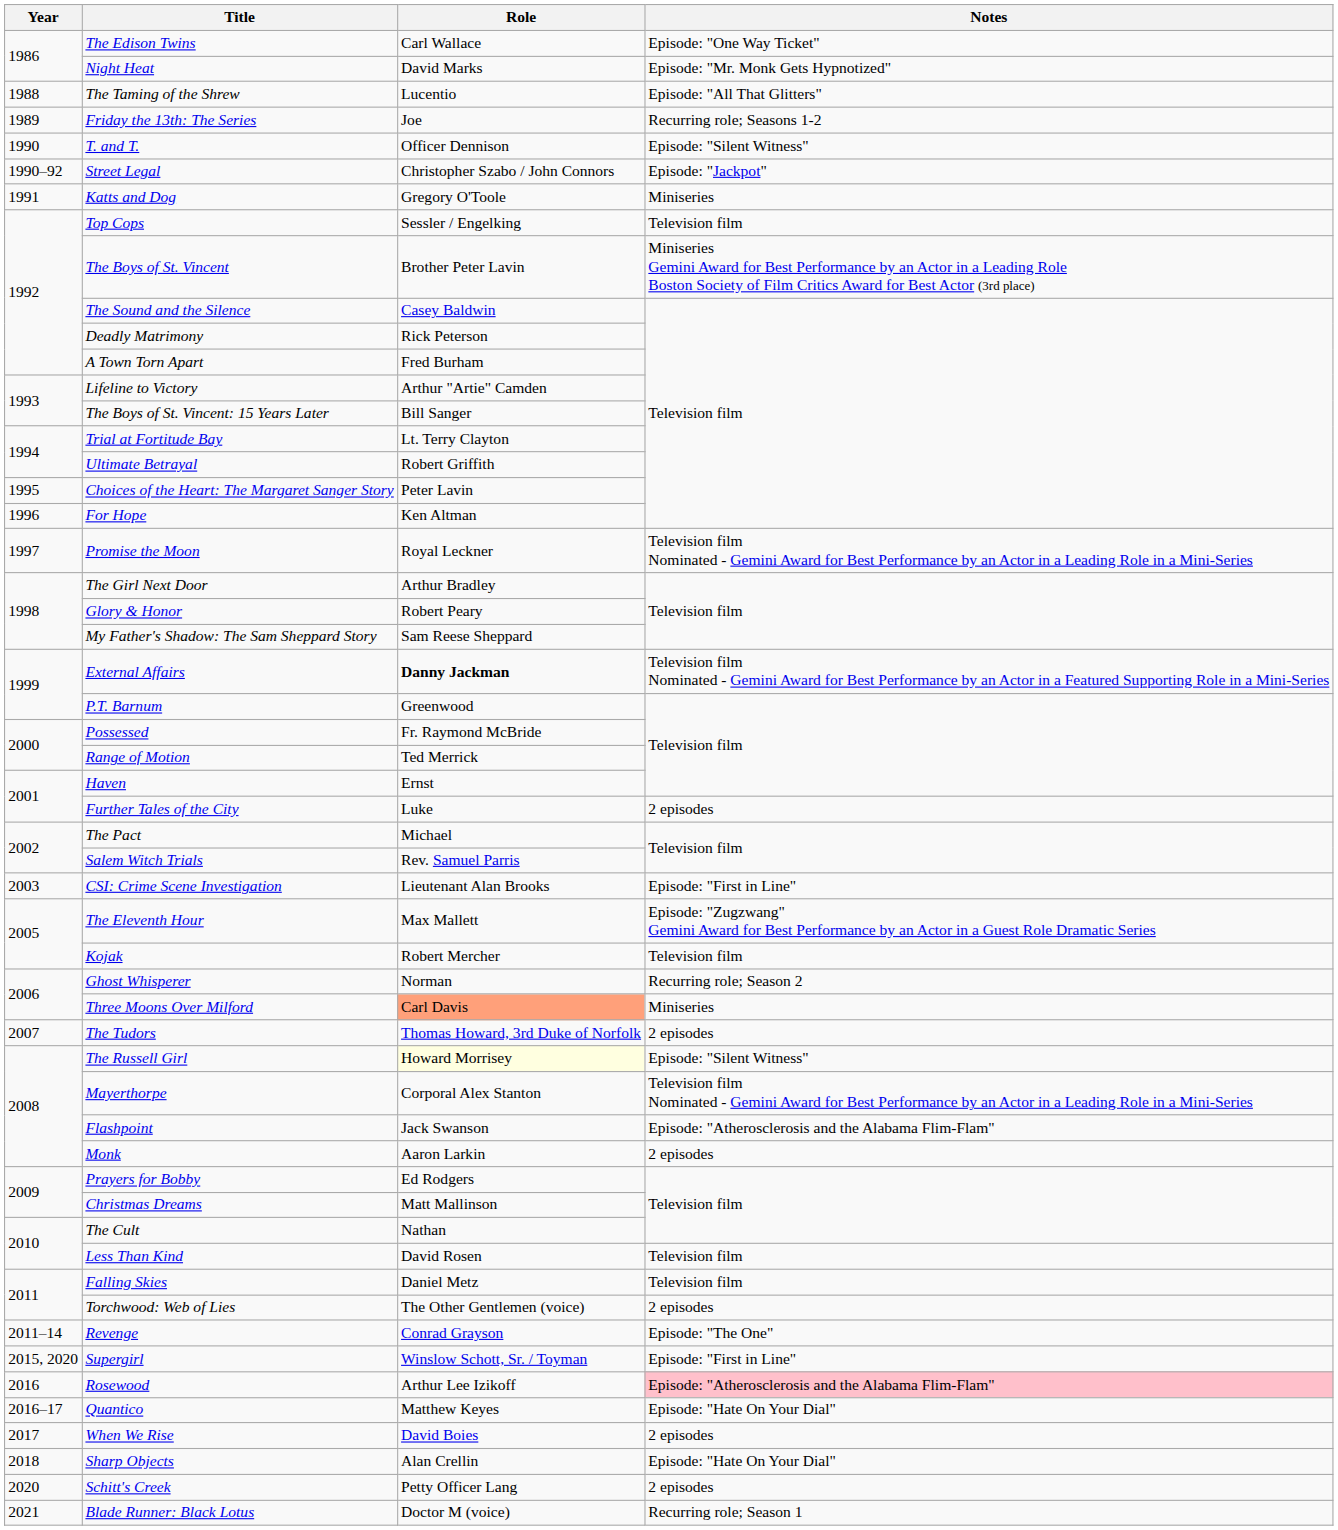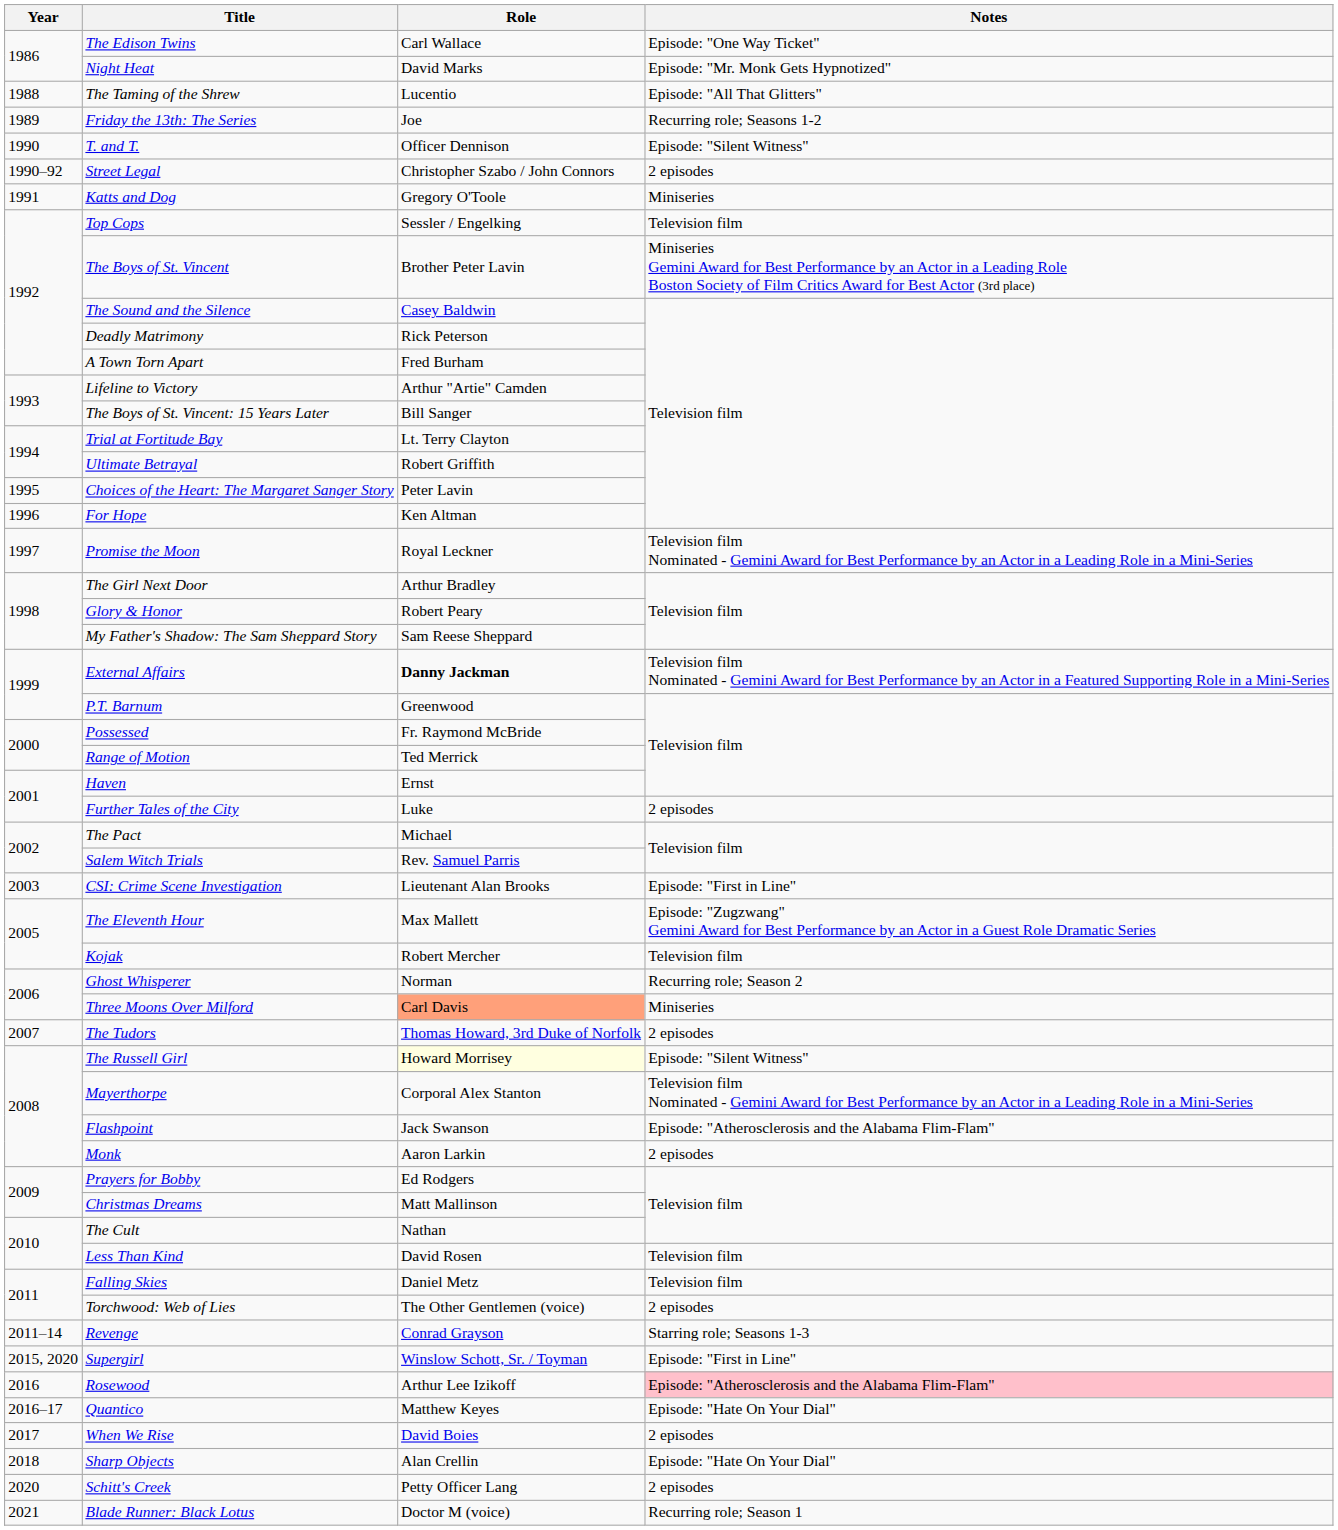(708, 171) Episode: "Jackpot" -> (681, 171) 2 episodes
(711, 1333) Episode: "The One" -> (729, 1333) Starring role; Seasons 1-3
